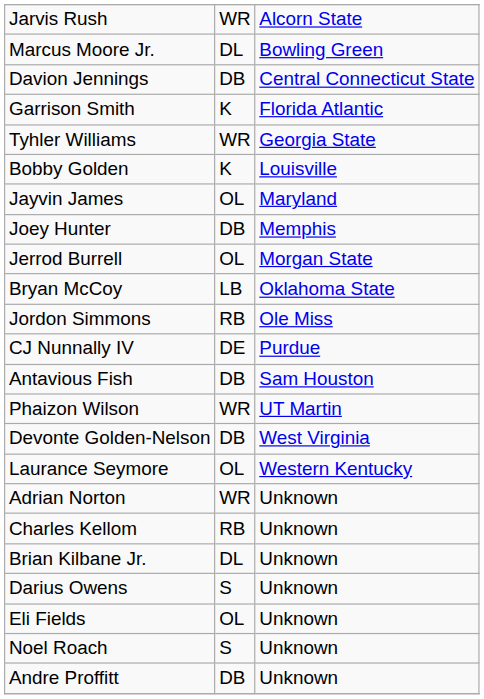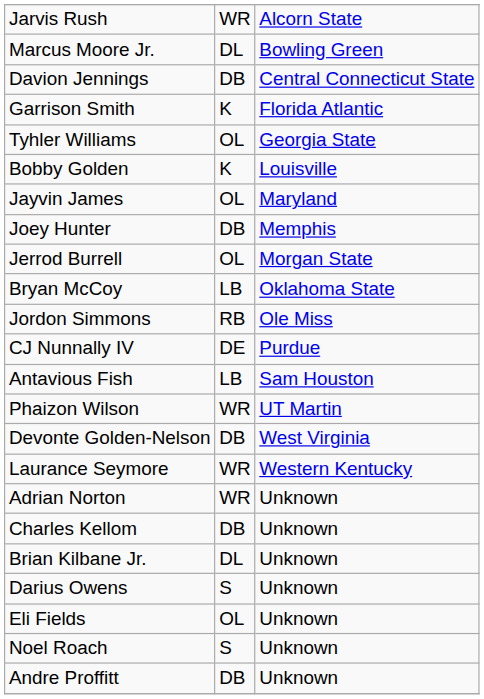(235, 139) WR -> (232, 139) OL
(232, 378) DB -> (231, 378) LB
(232, 468) OL -> (235, 468) WR
(232, 528) RB -> (232, 528) DB
